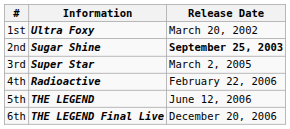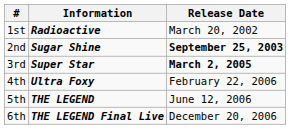(63, 30) Ultra Foxy -> (66, 30) Radioactive
(210, 64) normal -> (210, 64) bold
(66, 82) Radioactive -> (63, 82) Ultra Foxy
